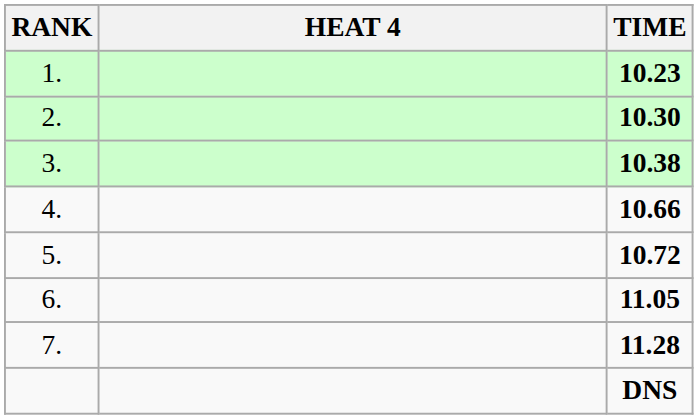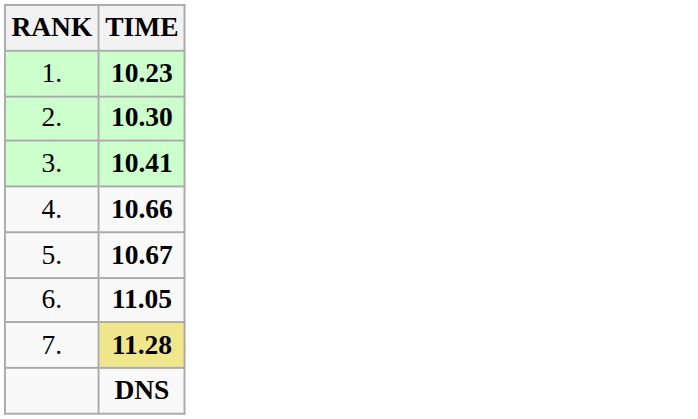- column: (353, 27)
(650, 163) 10.38 -> (142, 163) 10.41
(650, 254) 10.72 -> (142, 254) 10.67
(650, 345) no background -> (142, 345) khaki background
